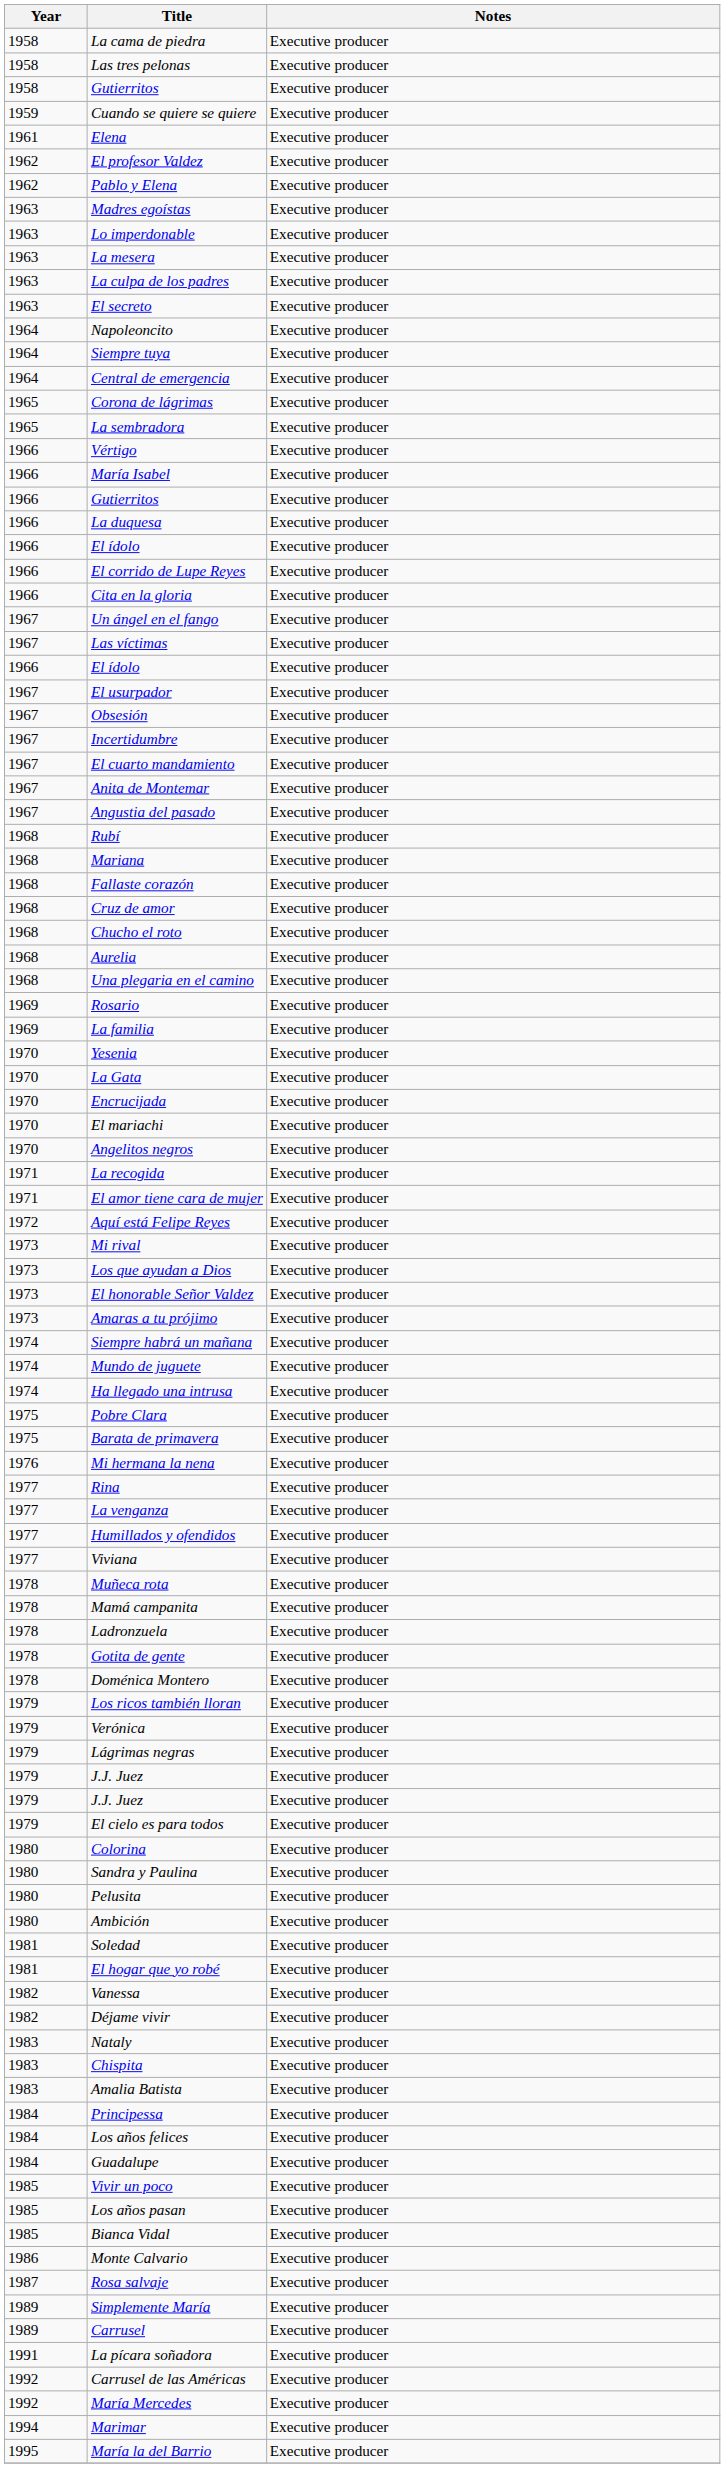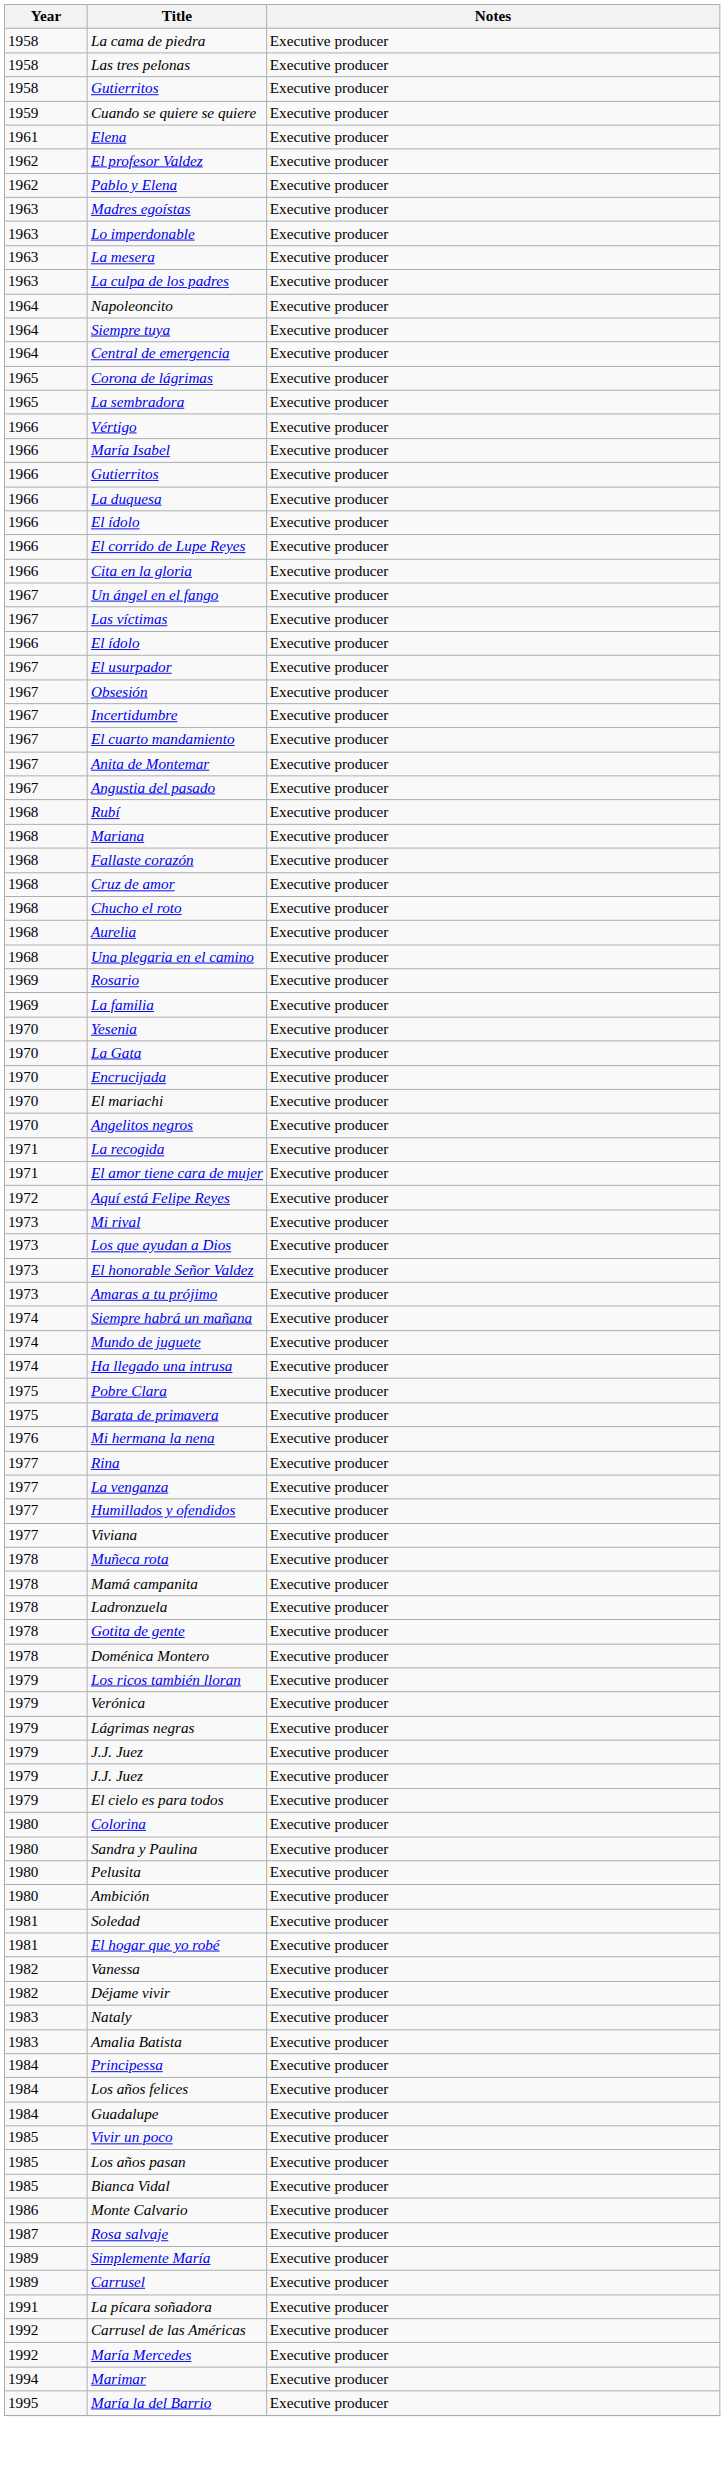- row: (23, 305)
- row: (23, 2065)
